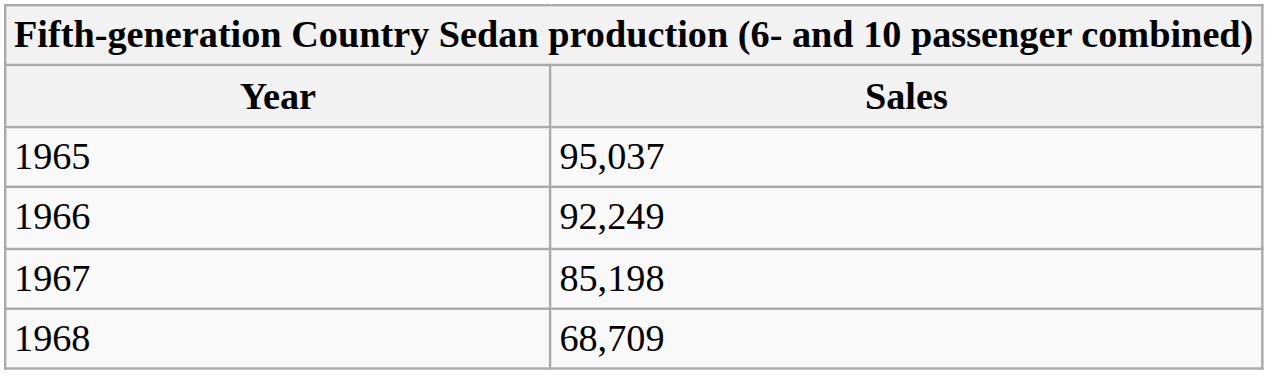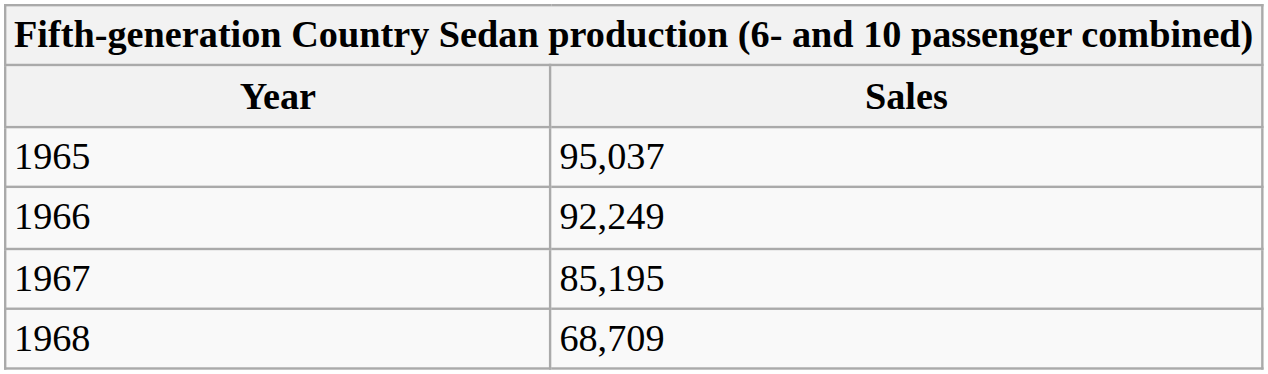(612, 277) 85,198 -> (612, 277) 85,195
